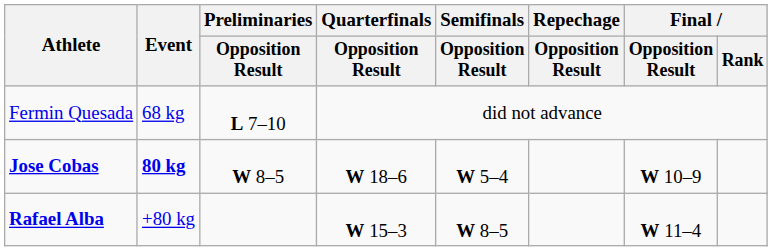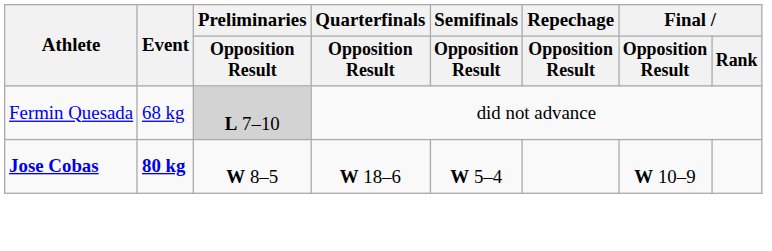(258, 124) no background -> (252, 124) lightgrey background
- row: (56, 219)
